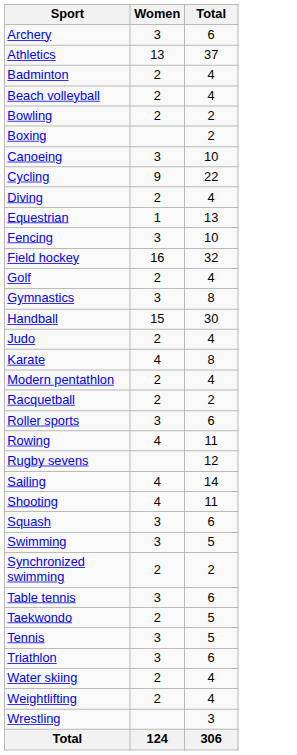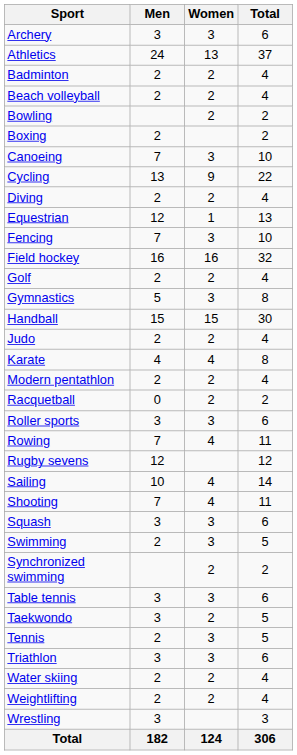+ column: (157, 14)
